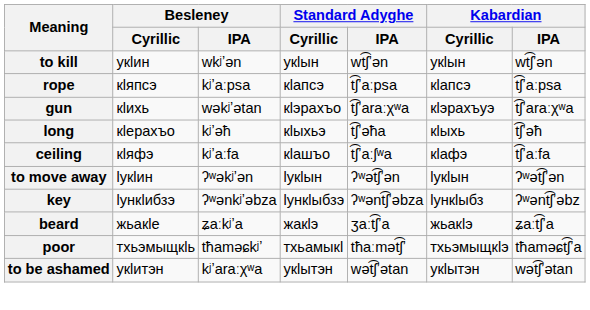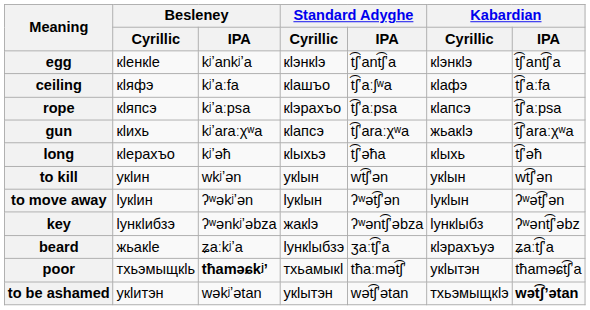+ row: (59, 62)
rows swapped: (59, 154) <-> (59, 62)
(304, 85) кӏапсэ -> (312, 108) кӏэрахъо
(232, 108) wəkʲʼətan -> (232, 131) kʲʼaraːχʷa
(312, 108) кӏэрахъо -> (304, 131) кӏапсэ
(462, 108) кӏэрахъуэ -> (451, 131) жьакӏэ
(314, 200) ӏункӏыбзэ -> (301, 223) жакӏэ
(301, 223) жакӏэ -> (314, 246) ӏункӏыбзэ
(451, 223) жьакӏэ -> (462, 246) кӏэрахъуэ
(232, 246) normal -> (235, 270) bold
(469, 246) тхьэмыщкӏэ -> (455, 270) укӏытэн
(232, 270) kʲʼaraːχʷa -> (232, 293) wəkʲʼətan
(455, 270) укӏытэн -> (469, 293) тхьэмыщкӏэ
(544, 270) normal -> (547, 293) bold
